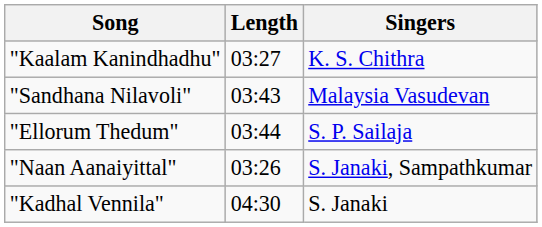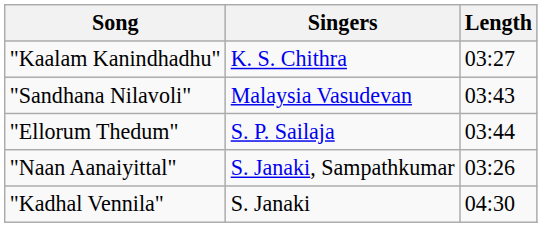columns swapped: (420, 22) <-> (264, 22)
